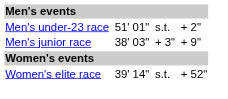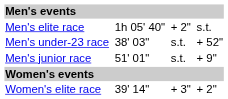+ row: (45, 27)
(132, 27) 51' 01" -> (132, 42) 38' 03"
(191, 27) + 2" -> (210, 42) + 52"
(132, 42) 38' 03" -> (132, 58) 51' 01"
(165, 42) + 3" -> (178, 58) s.t.
(163, 74) s.t. -> (181, 89) + 3"
(194, 74) + 52" -> (207, 89) + 2"
